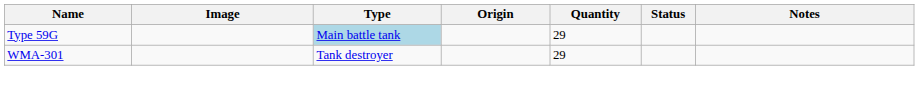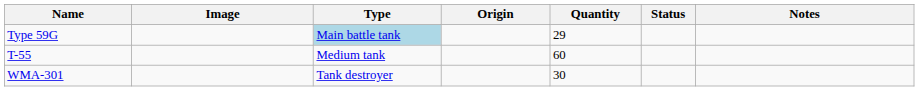+ row: (19, 55)
(559, 55) 29 -> (559, 75) 30
